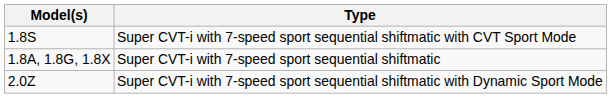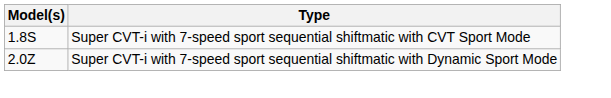- row: (279, 59)
